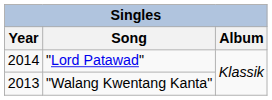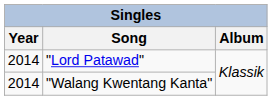(24, 83) 2013 -> (24, 83) 2014
